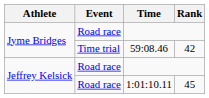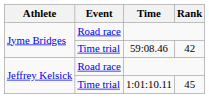(99, 85) Road race -> (99, 85) Time trial
